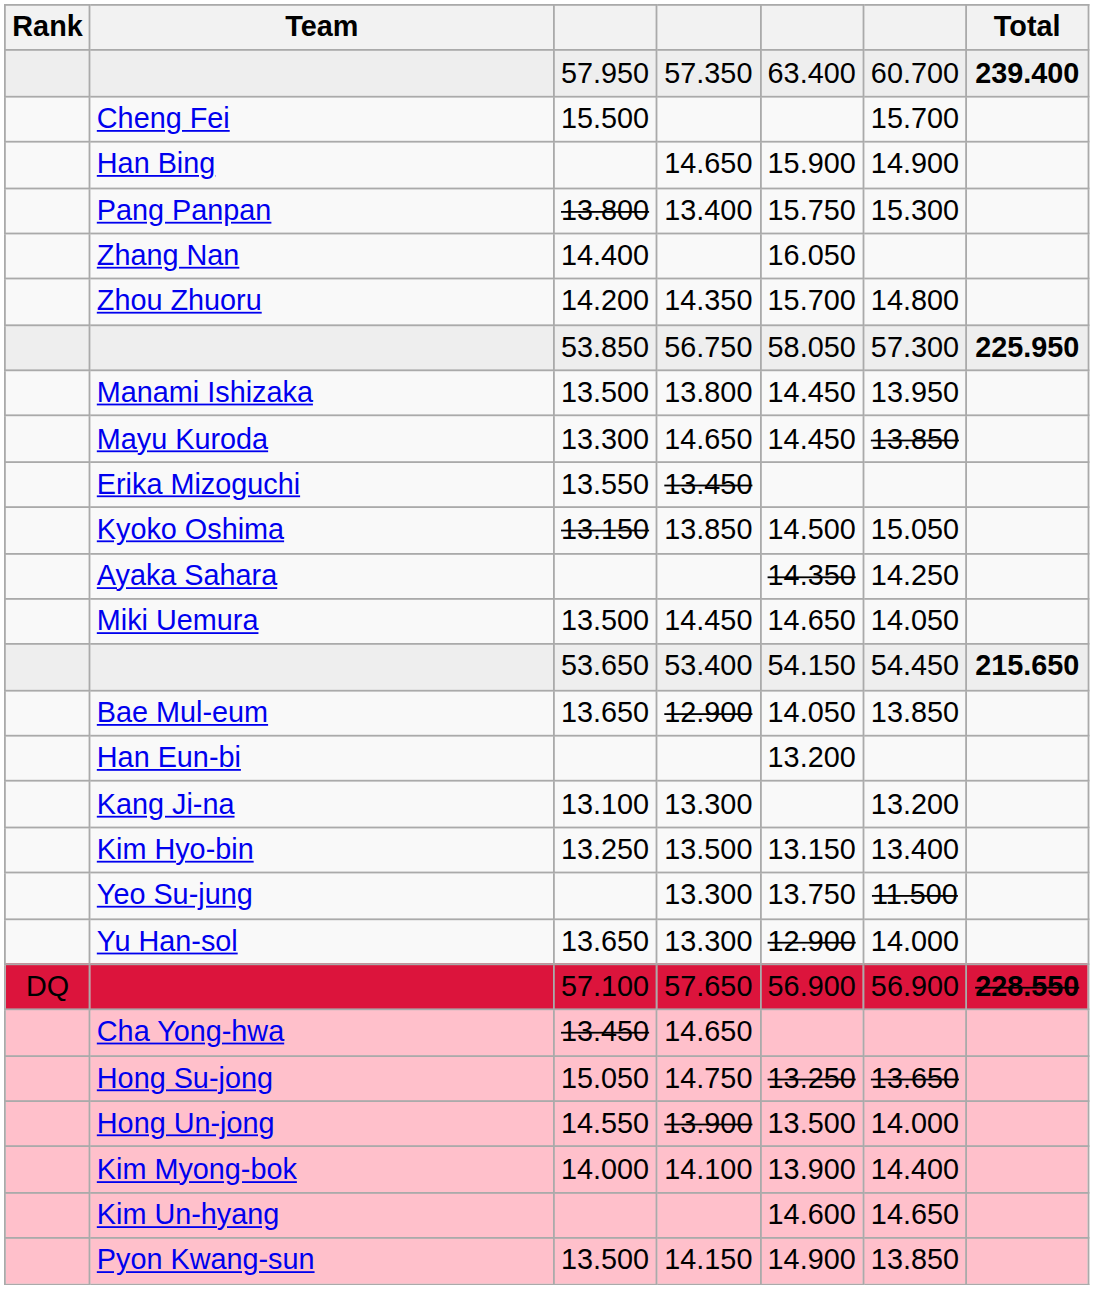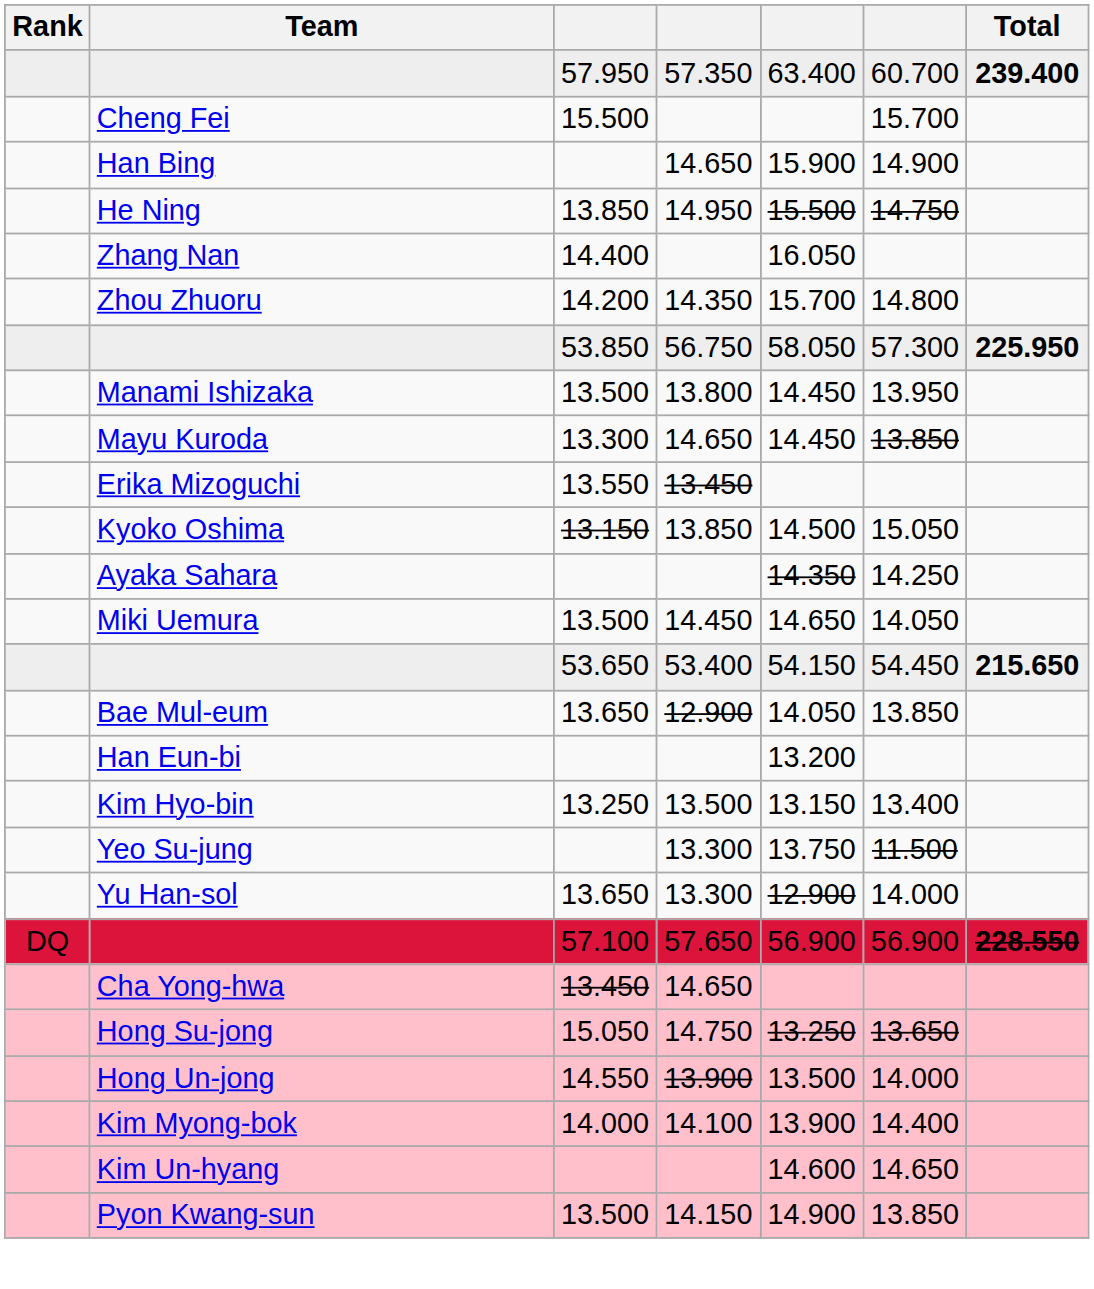+ row: (149, 210)
- row: (184, 210)
- row: (166, 803)
